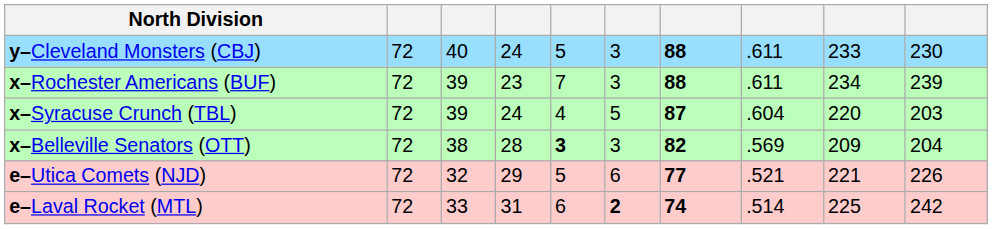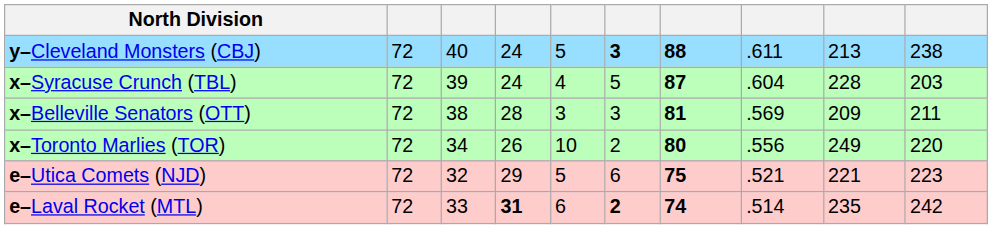(615, 51) normal -> (615, 51) bold
(844, 51) 233 -> (844, 51) 213
(926, 51) 230 -> (926, 51) 238
- row: (143, 82)
(844, 113) 220 -> (844, 82) 228
(561, 144) bold -> (561, 113) normal
(675, 144) 82 -> (675, 113) 81
(926, 144) 204 -> (926, 113) 211
+ row: (117, 144)
(675, 176) 77 -> (675, 176) 75
(926, 176) 226 -> (926, 176) 223
(511, 207) normal -> (511, 207) bold
(844, 207) 225 -> (844, 207) 235
